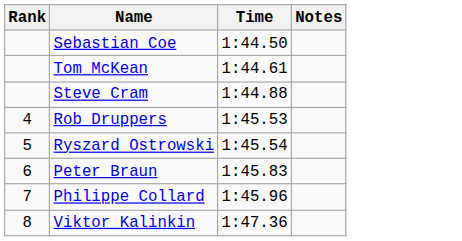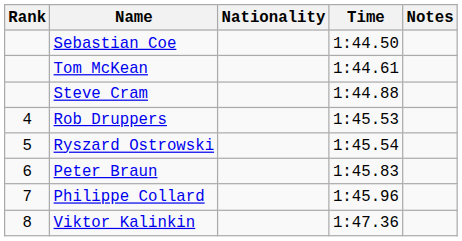+ column: (273, 17)
